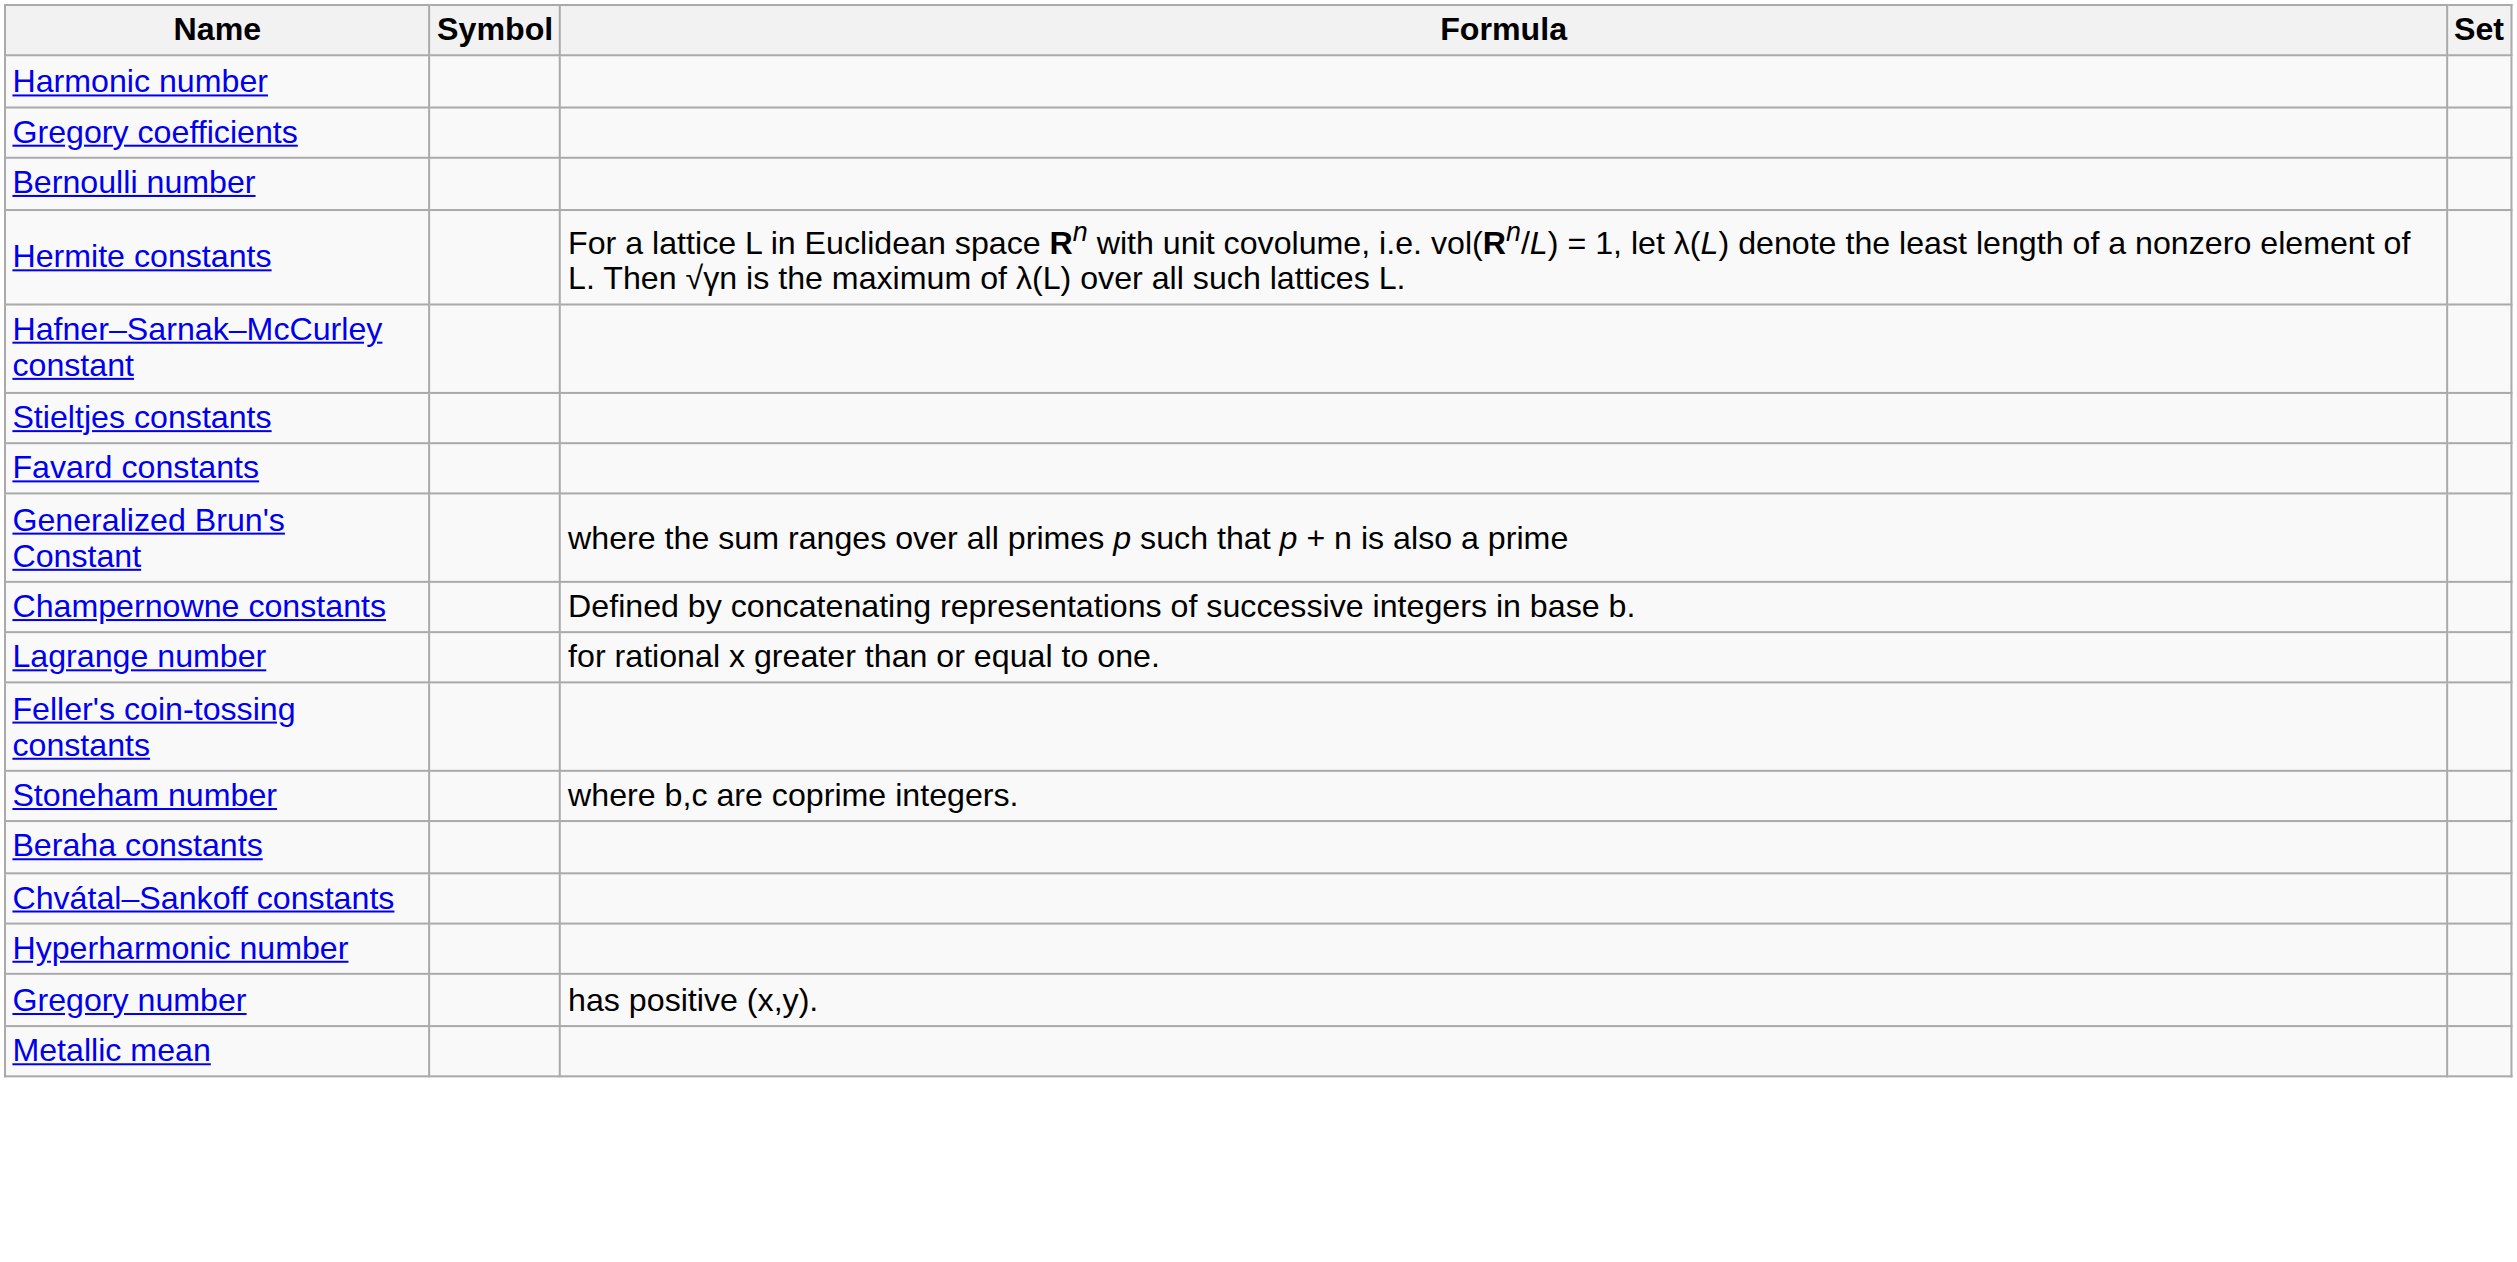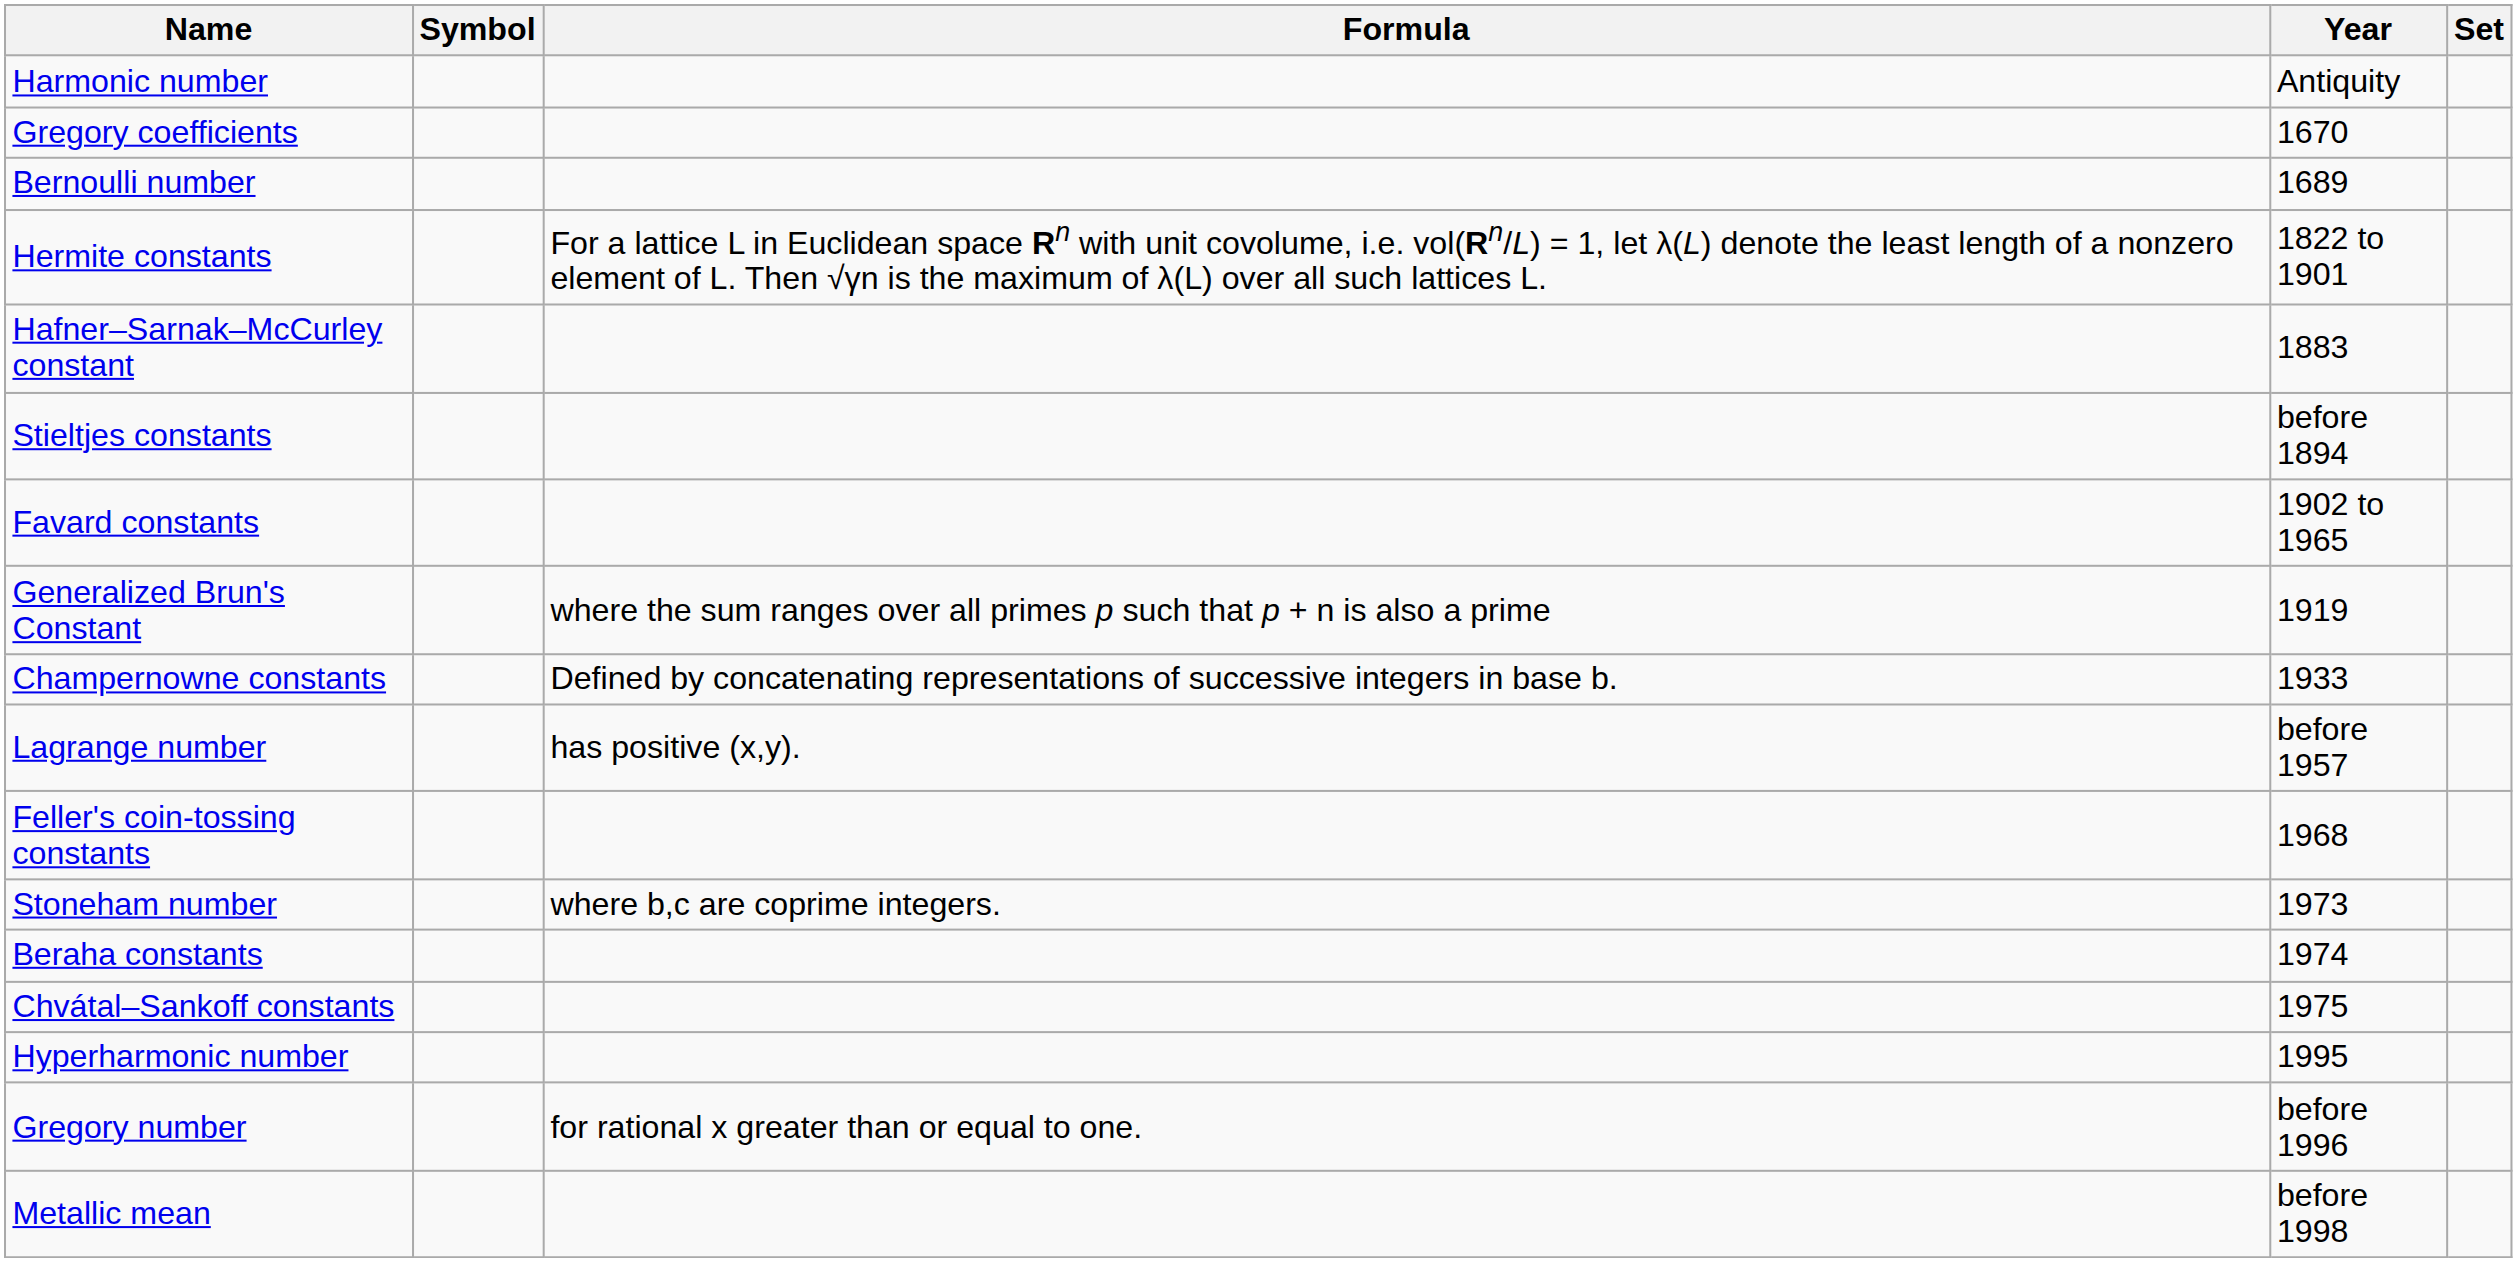+ column: (2358, 30)
(864, 657) for rational x greater than or equal to one. -> (676, 747) has positive (x,y).
(693, 999) has positive (x,y). -> (846, 1126) for rational x greater than or equal to one.
